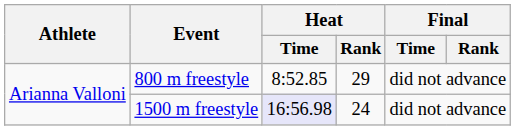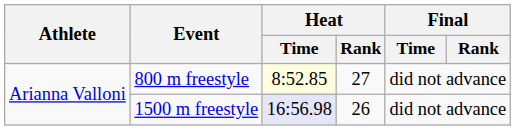(299, 79) no background -> (299, 79) lightyellow background
(361, 79) 29 -> (361, 79) 27
(361, 109) 24 -> (361, 109) 26
